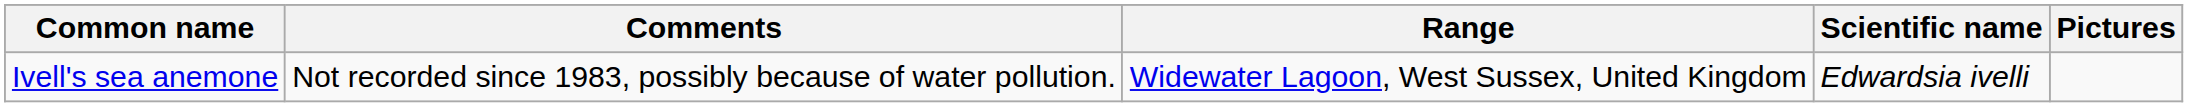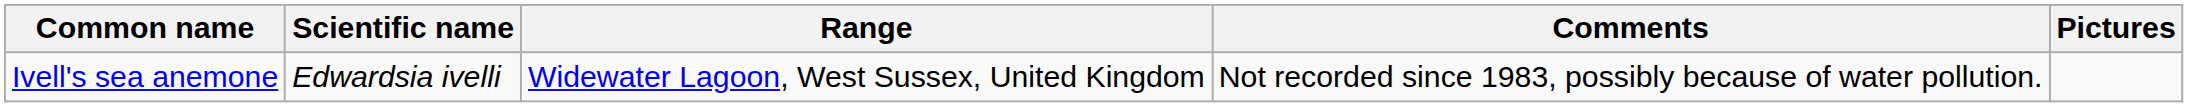columns swapped: (1932, 28) <-> (704, 28)
